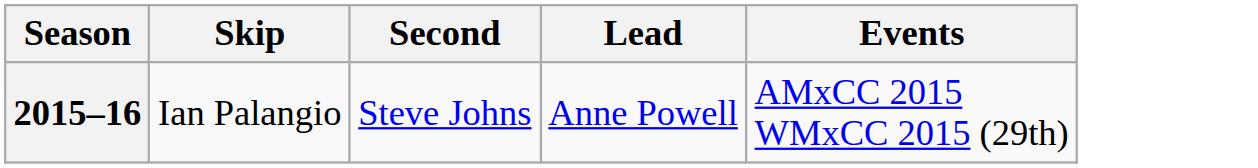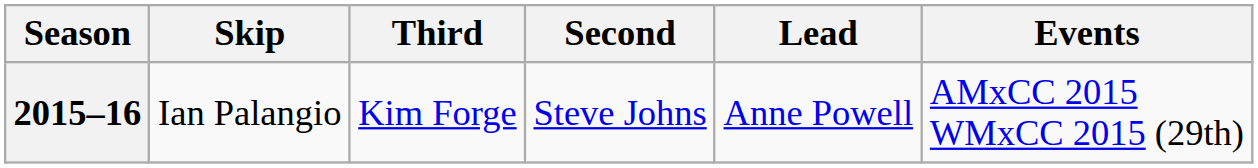+ column: (437, 33)
